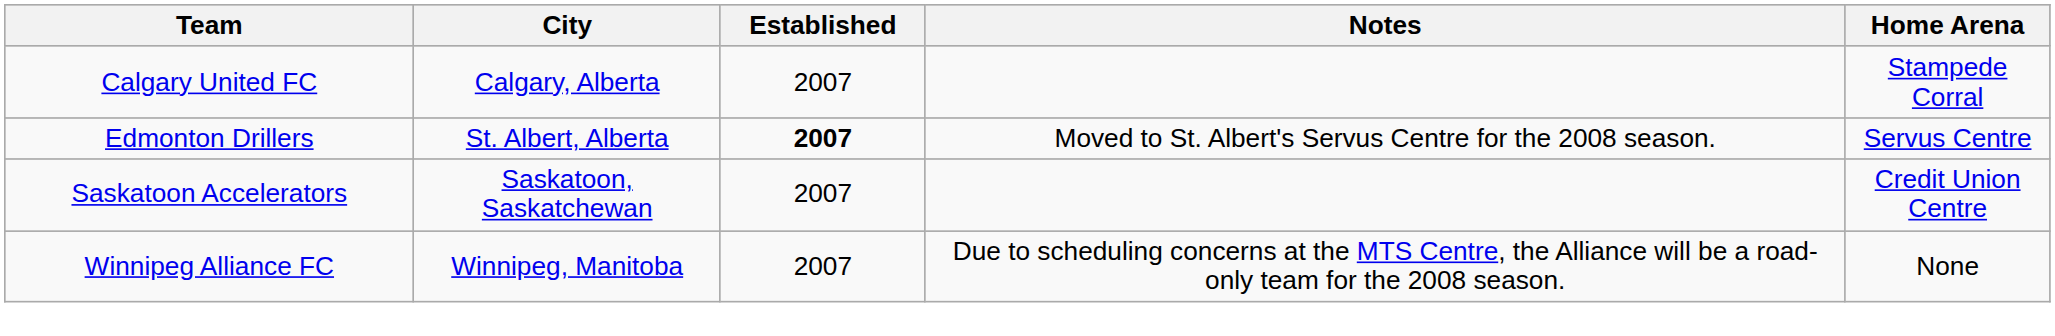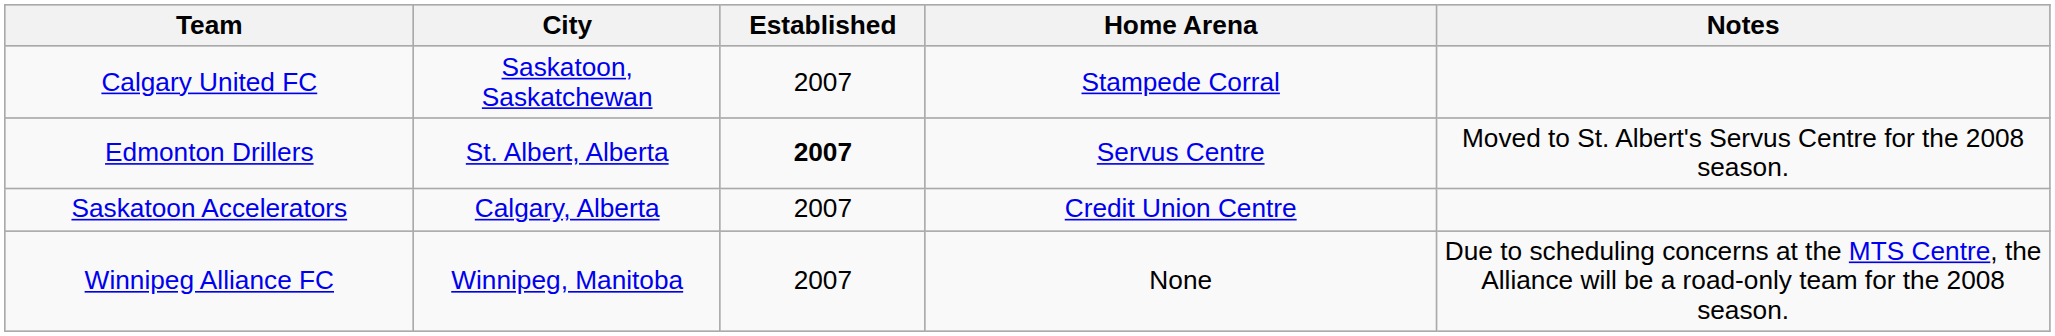columns swapped: (1948, 25) <-> (1385, 25)
(567, 81) Calgary, Alberta -> (567, 81) Saskatoon, Saskatchewan
(567, 194) Saskatoon, Saskatchewan -> (567, 209) Calgary, Alberta
